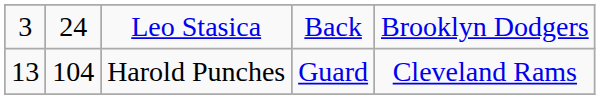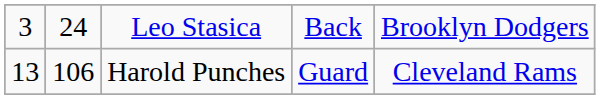(73, 71) 104 -> (73, 71) 106
